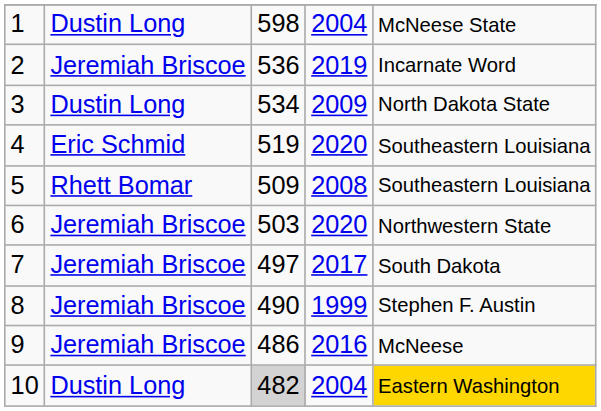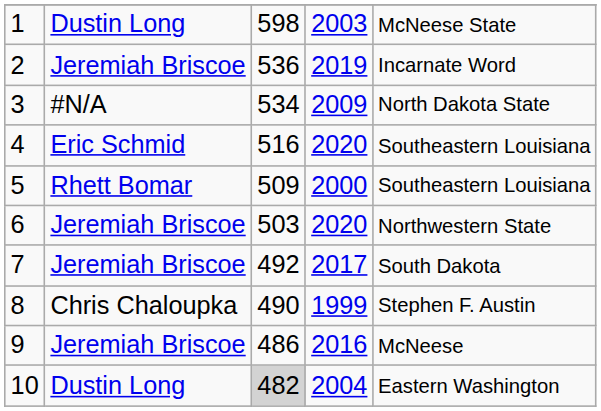(339, 24) 2004 -> (339, 24) 2003
(118, 104) Dustin Long -> (78, 104) #N/A
(278, 144) 519 -> (278, 144) 516
(339, 184) 2008 -> (339, 184) 2000
(278, 265) 497 -> (278, 265) 492
(148, 305) Jeremiah Briscoe -> (144, 305) Chris Chaloupka
(469, 386) gold background -> (469, 386) no background
